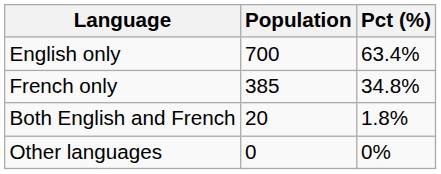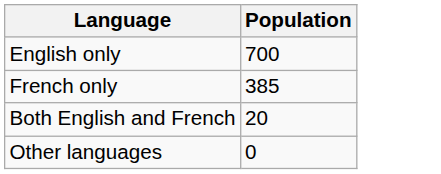- column: (396, 20)
